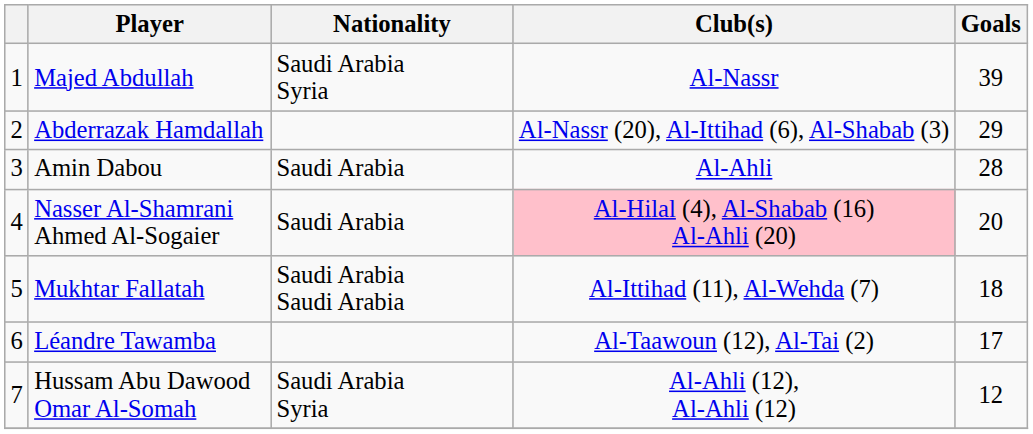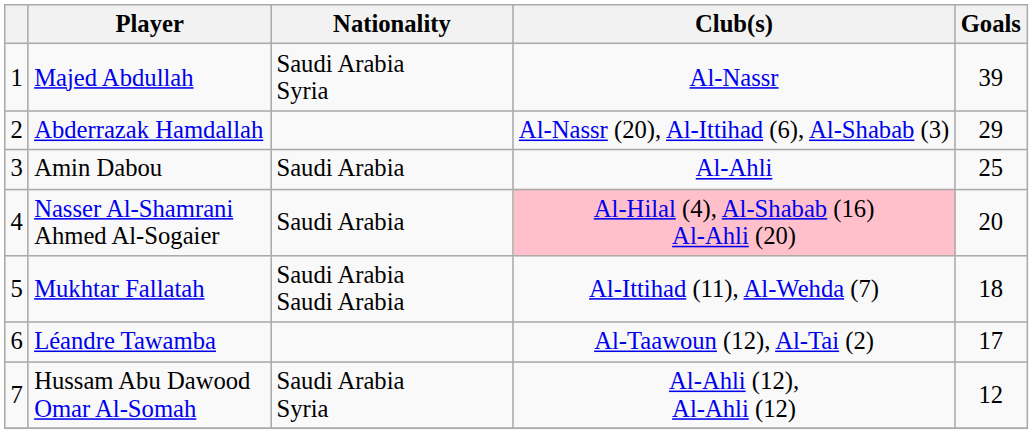(991, 168) 28 -> (991, 168) 25
